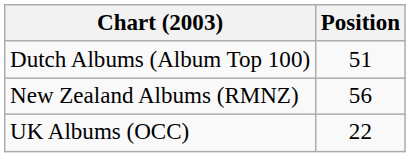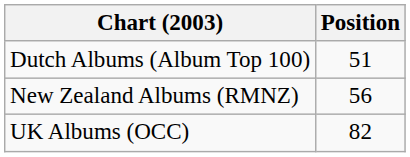(360, 132) 22 -> (360, 132) 82
